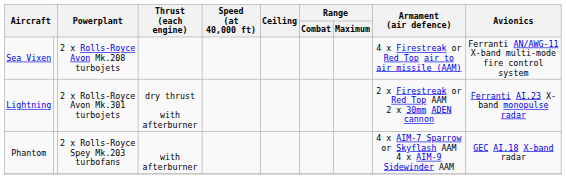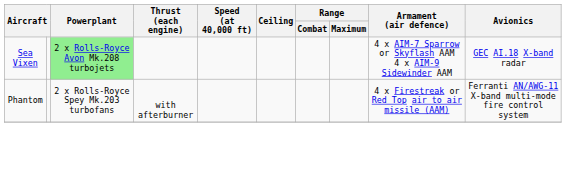(98, 58) no background -> (92, 58) lightgreen background
(419, 58) 4 x Firestreak or Red Top air to air missile (AAM) -> (417, 58) 4 x AIM-7 Sparrow or Skyflash AAM 4 x AIM-9 Sidewinder AAM
(513, 58) Ferranti AN/AWG-11 X-band multi-mode fire control system -> (513, 58) GEC AI.18 X-band radar
- row: (29, 105)
(419, 153) 4 x AIM-7 Sparrow or Skyflash AAM 4 x AIM-9 Sidewinder AAM -> (417, 101) 4 x Firestreak or Red Top air to air missile (AAM)
(513, 153) GEC AI.18 X-band radar -> (513, 101) Ferranti AN/AWG-11 X-band multi-mode fire control system
